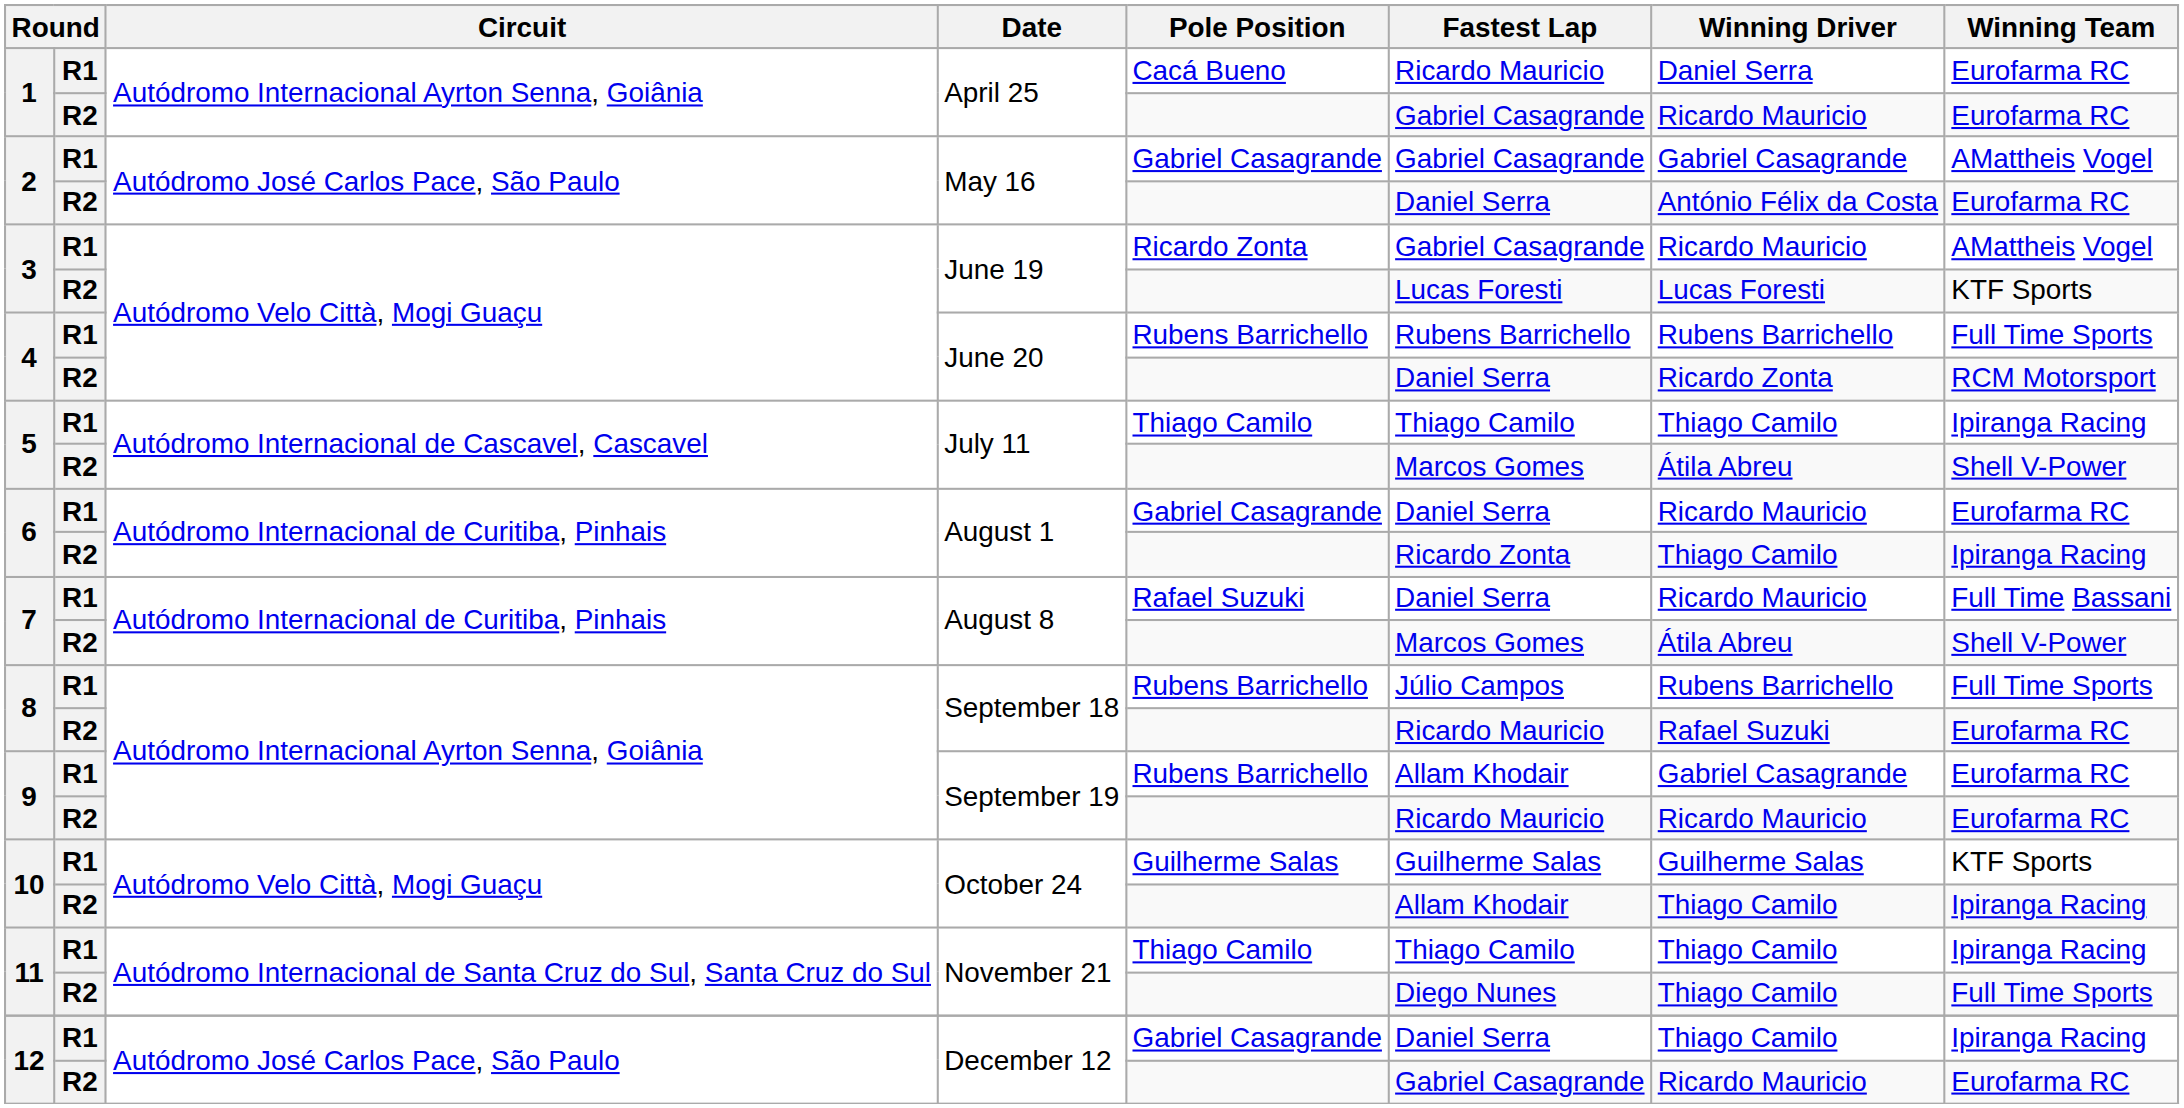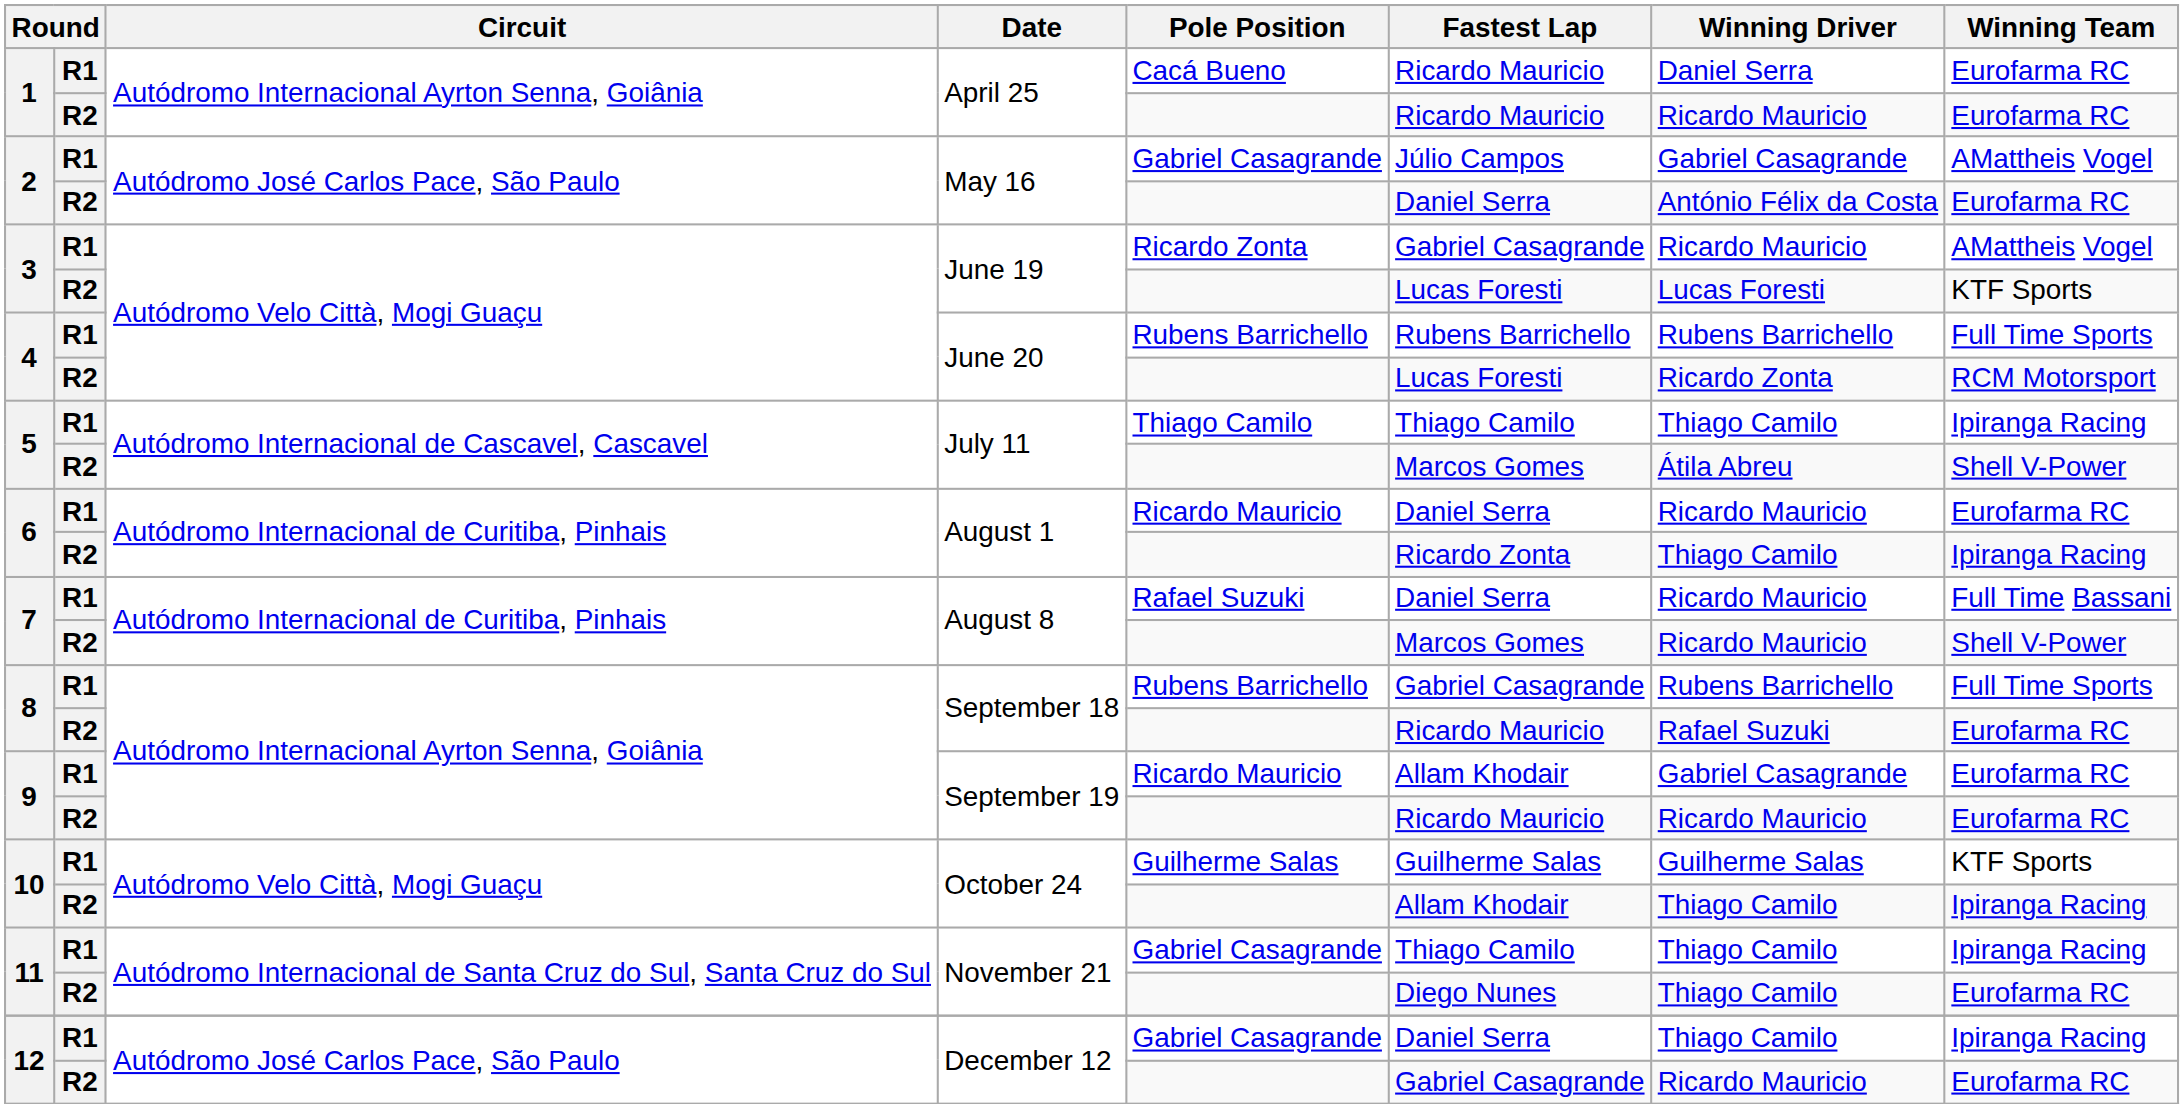(1520, 114) Gabriel Casagrande -> (1500, 114) Ricardo Mauricio
(1520, 158) Gabriel Casagrande -> (1480, 158) Júlio Campos
(1473, 378) Daniel Serra -> (1479, 378) Lucas Foresti
(1257, 510) Gabriel Casagrande -> (1237, 510) Ricardo Mauricio
(1725, 642) Átila Abreu -> (1762, 642) Ricardo Mauricio
(1480, 686) Júlio Campos -> (1520, 686) Gabriel Casagrande
(1250, 774) Rubens Barrichello -> (1237, 774) Ricardo Mauricio
(1222, 949) Thiago Camilo -> (1257, 949) Gabriel Casagrande
(2052, 993) Full Time Sports -> (2040, 993) Eurofarma RC
